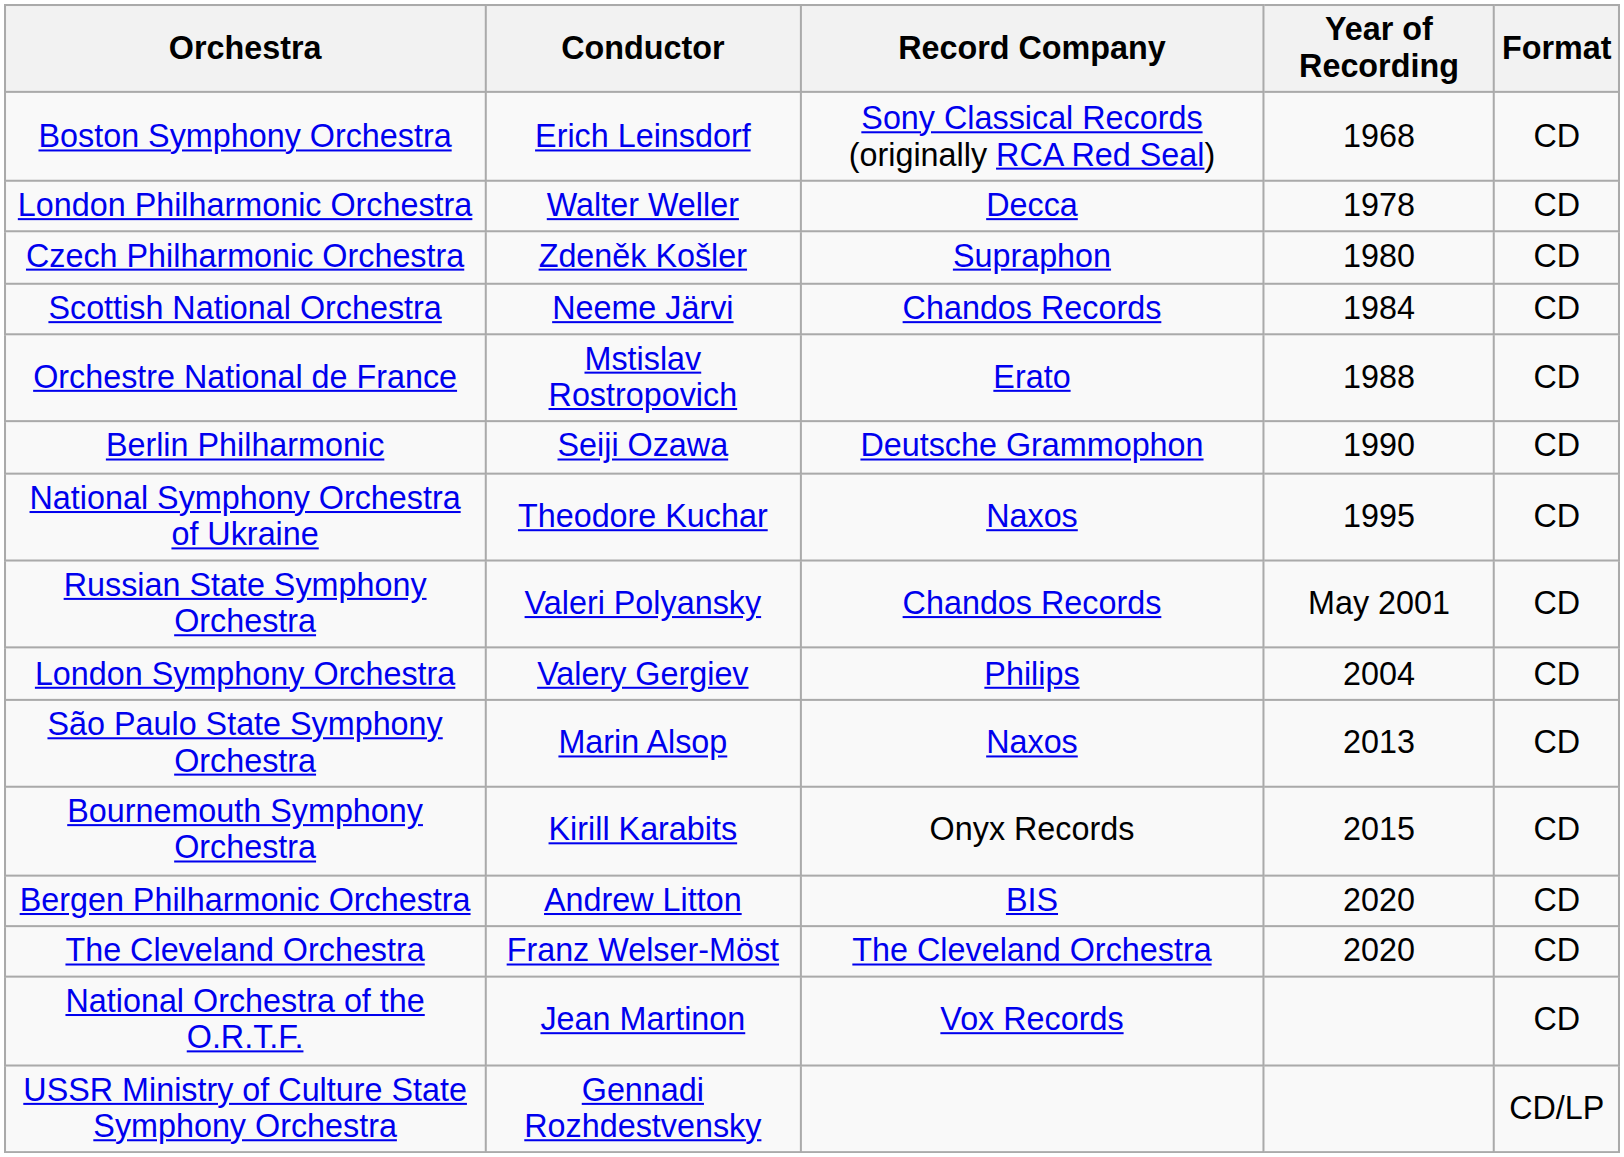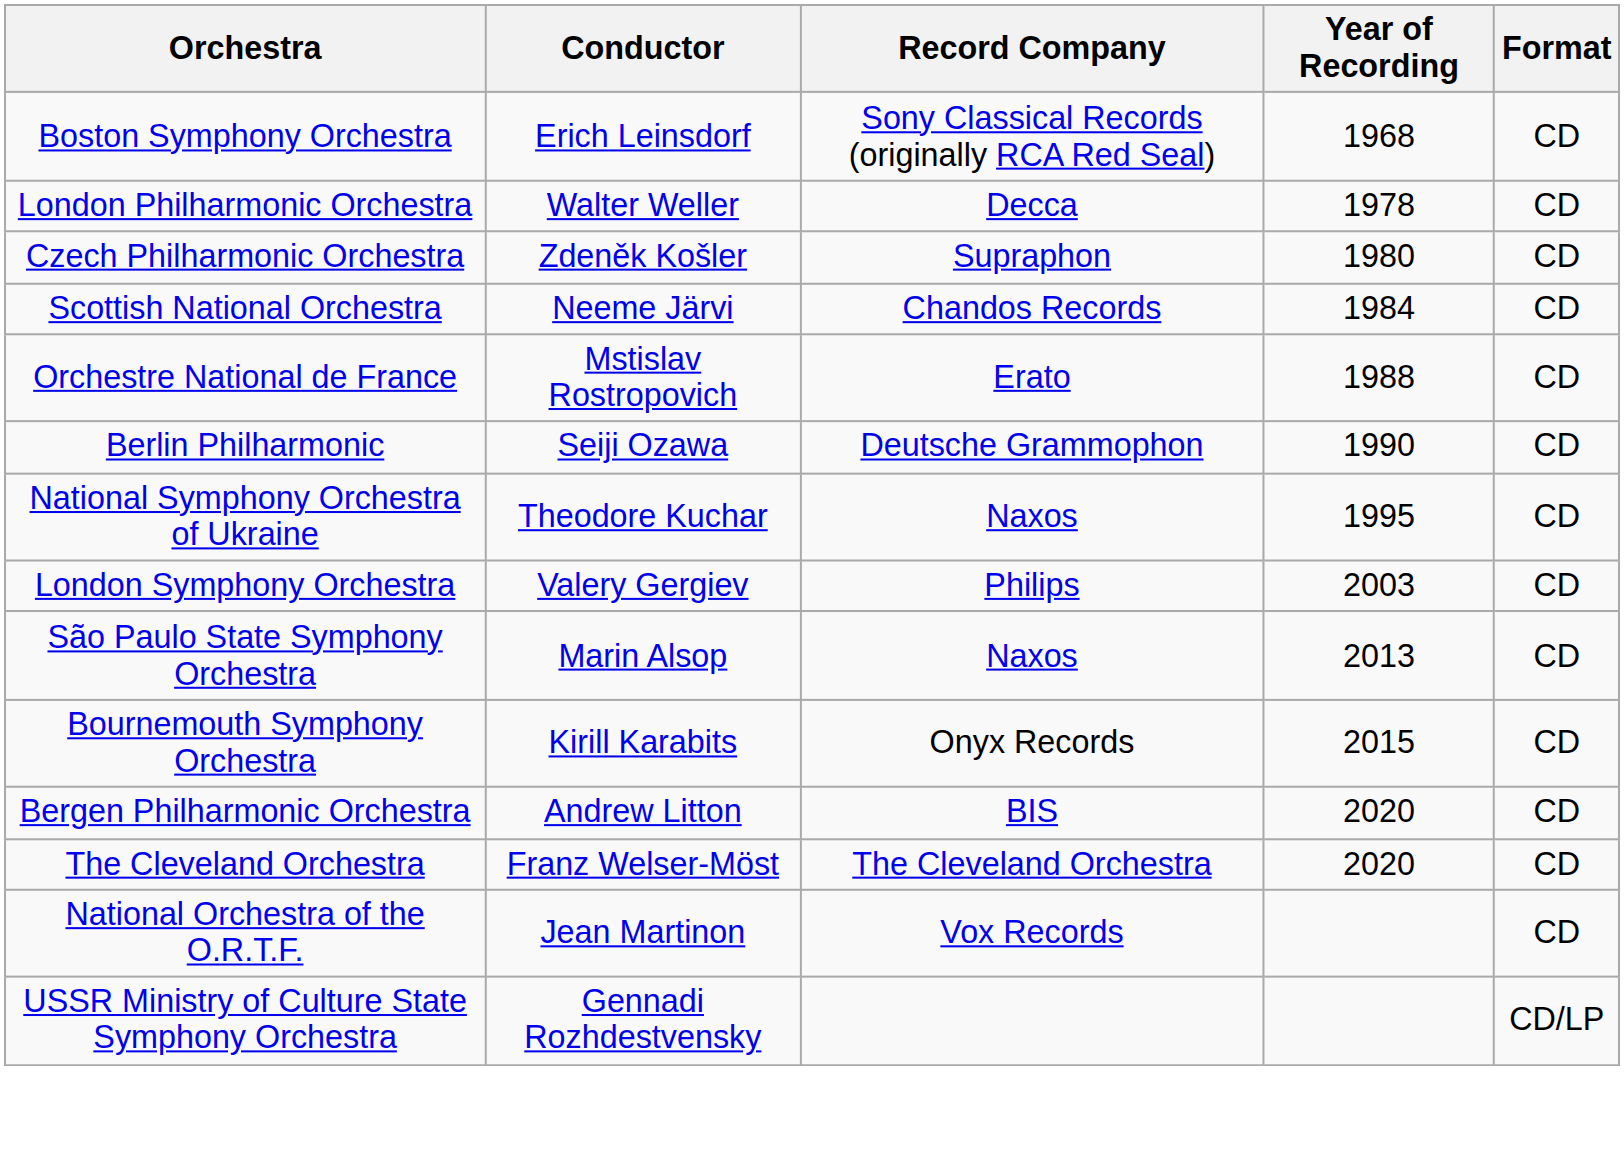- row: (245, 603)
(1379, 673) 2004 -> (1379, 585) 2003
